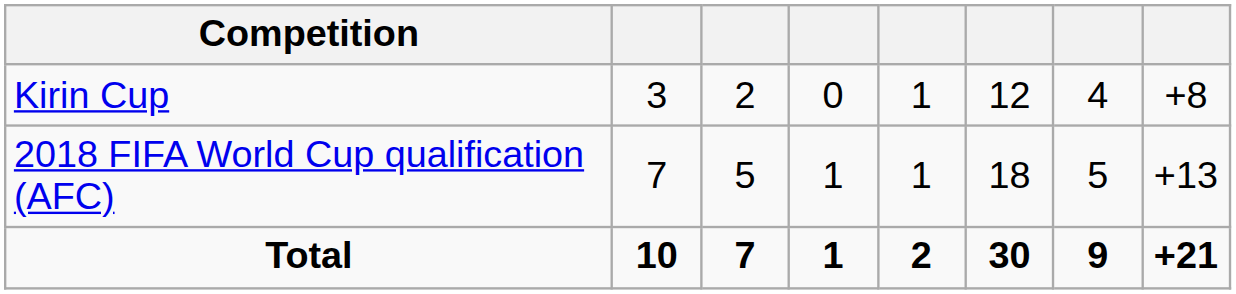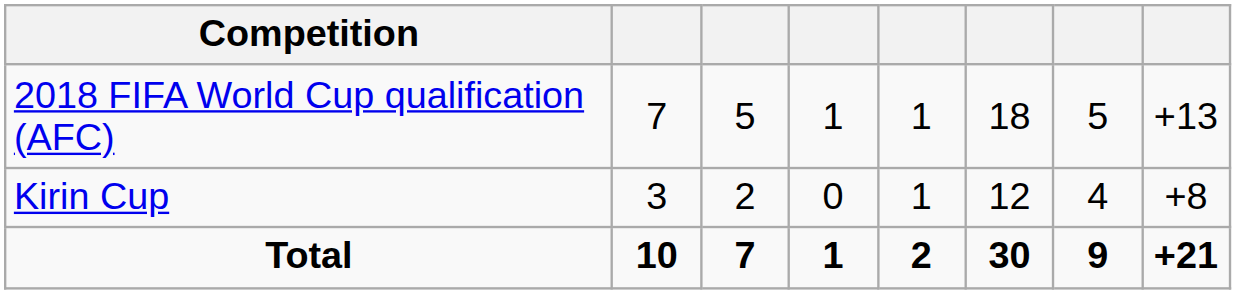rows swapped: (299, 175) <-> (92, 94)
